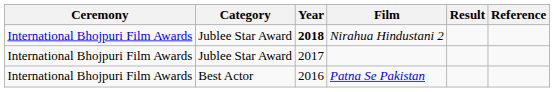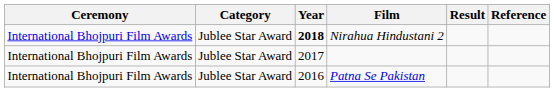(226, 76) Best Actor -> (245, 76) Jublee Star Award
